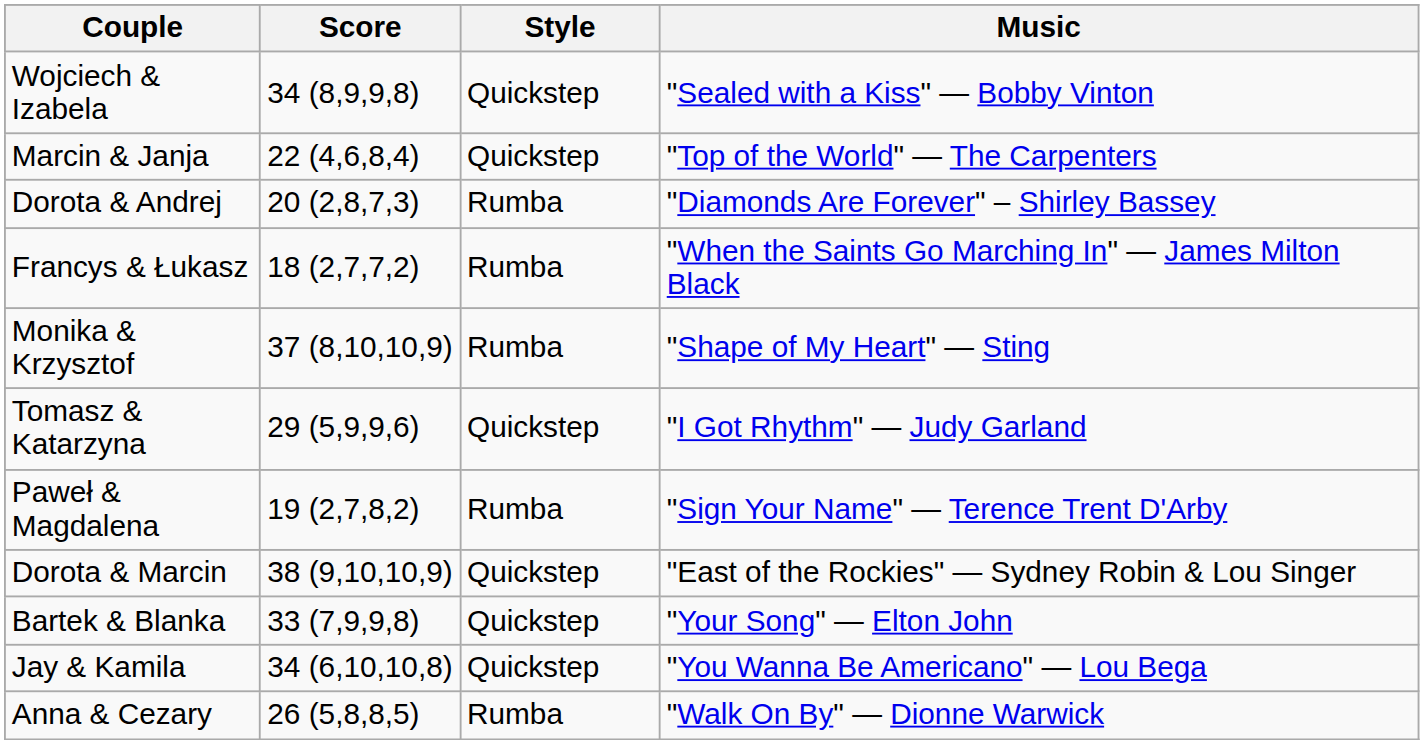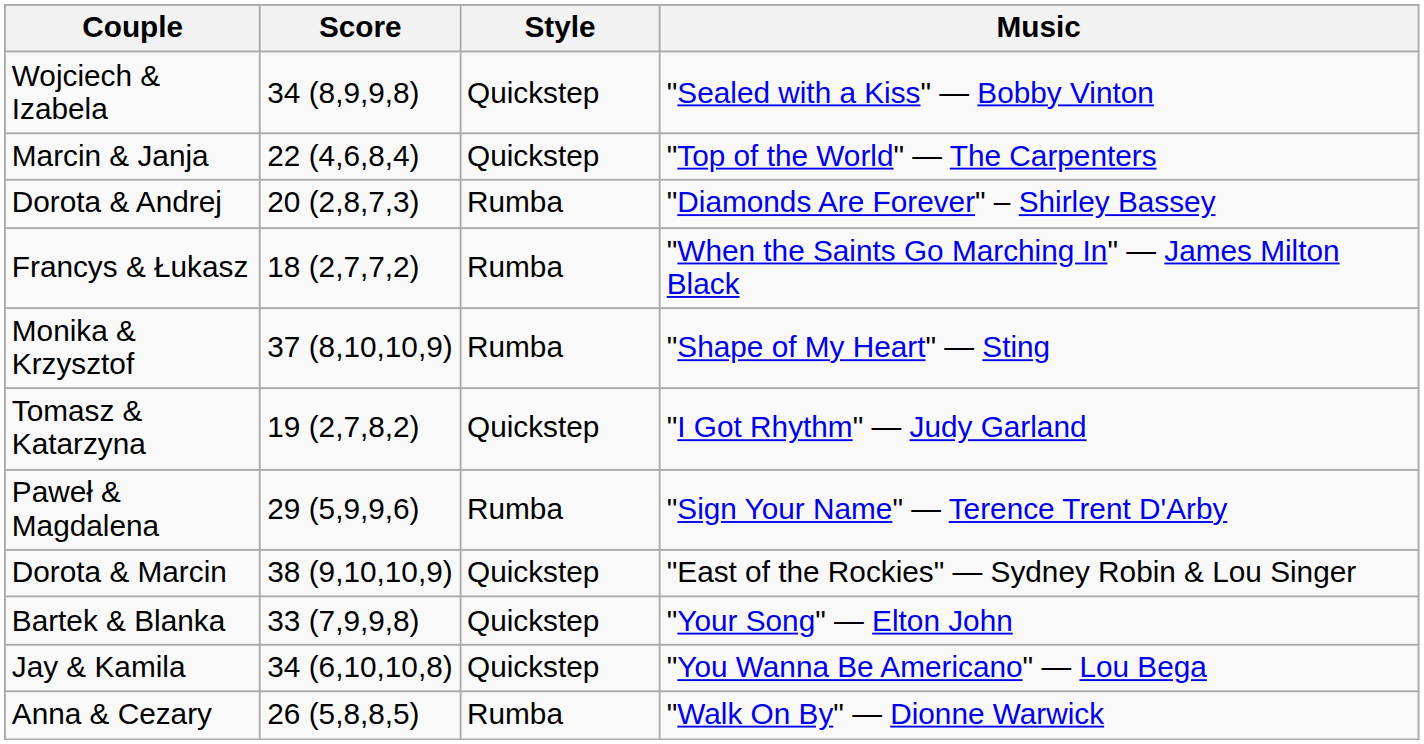(343, 428) 29 (5,9,9,6) -> (343, 428) 19 (2,7,8,2)
(343, 509) 19 (2,7,8,2) -> (343, 509) 29 (5,9,9,6)
